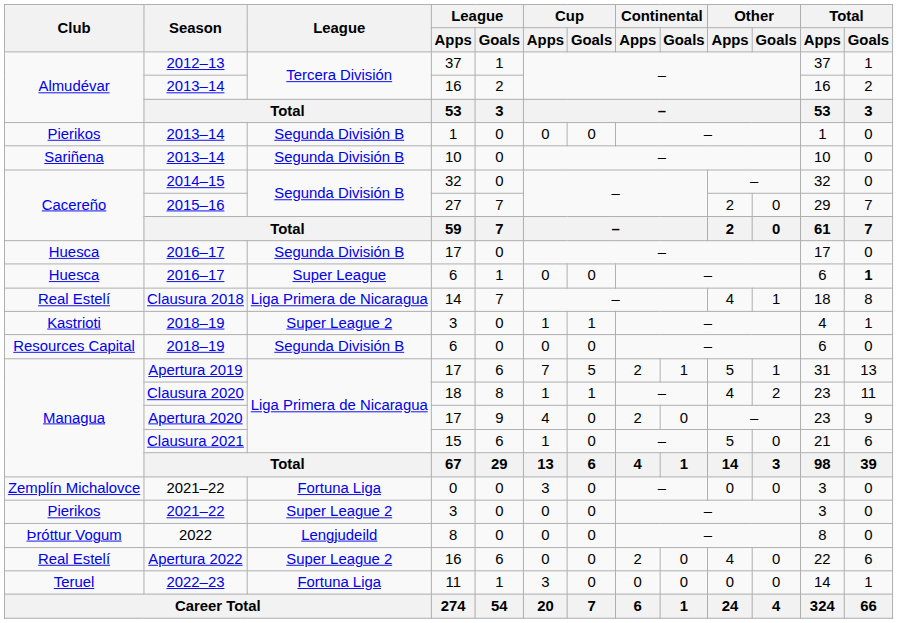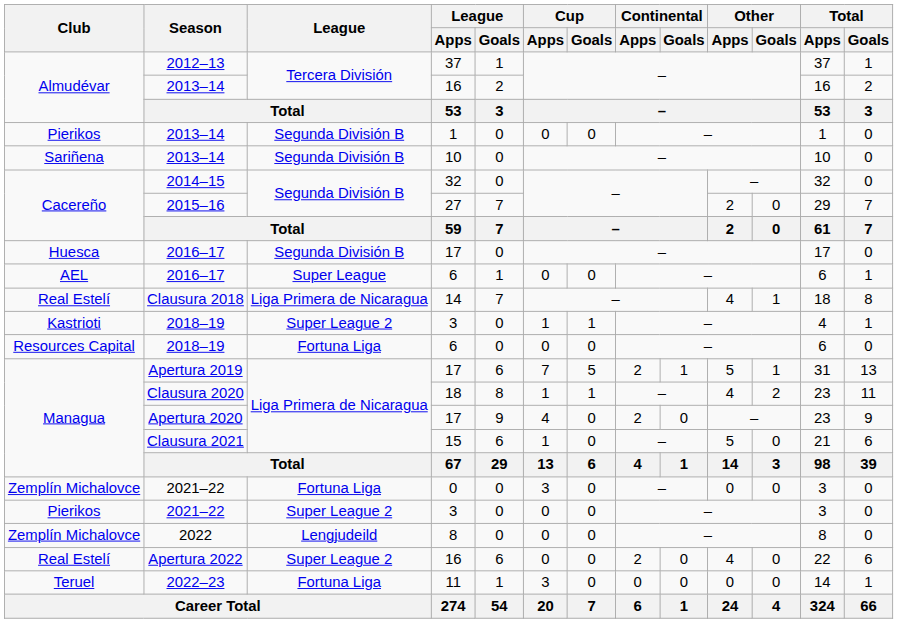(74, 275) Huesca -> (74, 275) AEL
(868, 275) bold -> (868, 275) normal
(339, 346) Segunda División B -> (339, 346) Fortuna Liga
(74, 535) Þróttur Vogum -> (74, 535) Zemplín Michalovce
